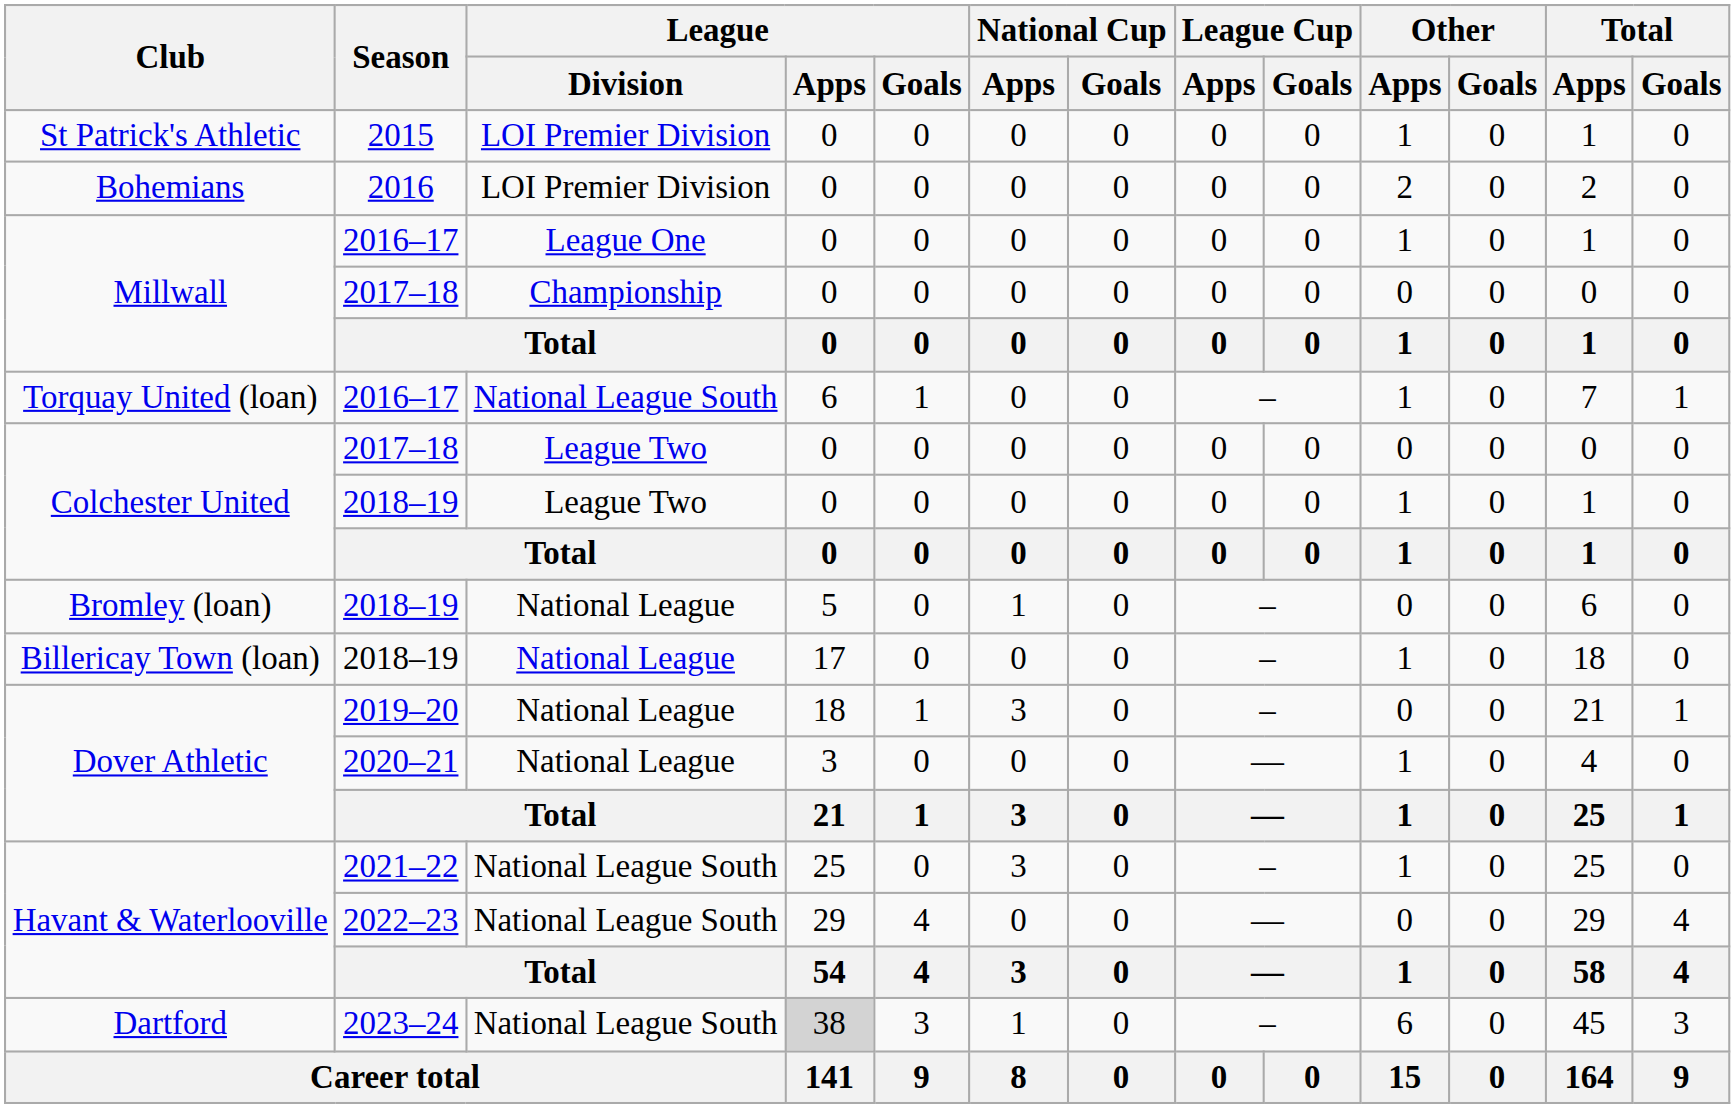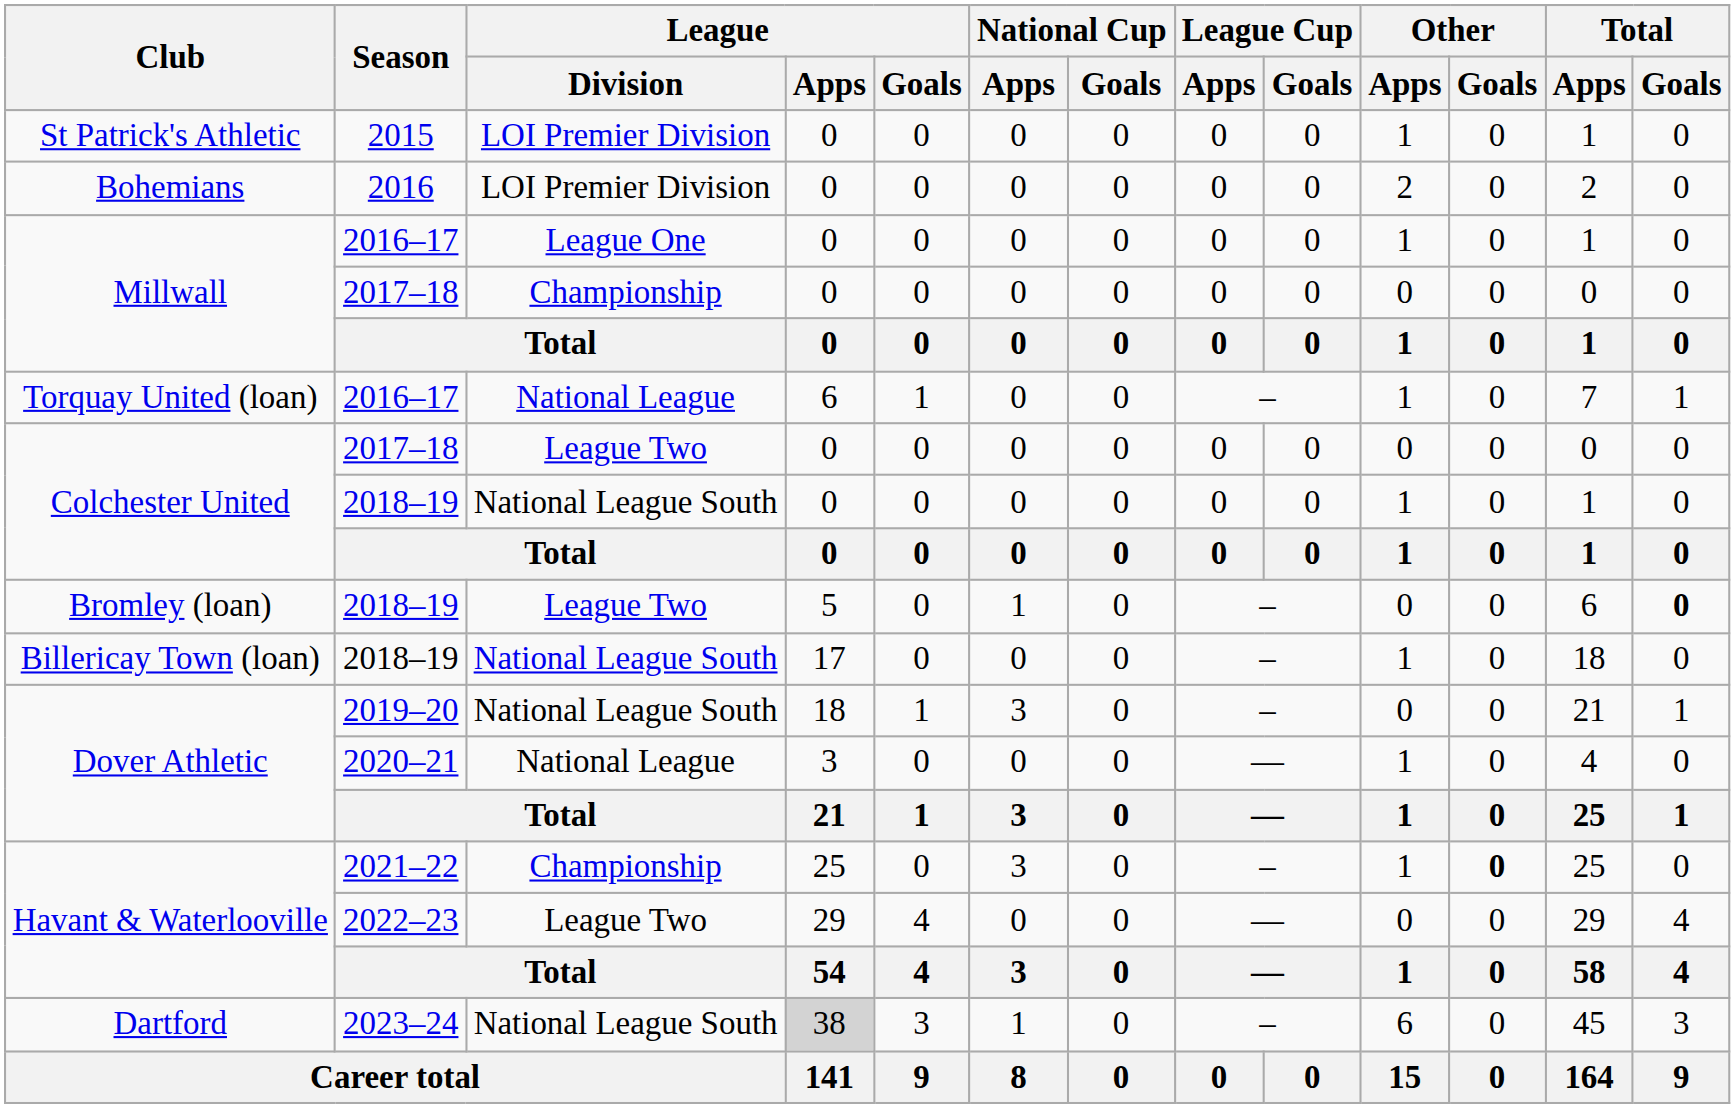(626, 396) National League South -> (626, 396) National League
(626, 501) League Two -> (626, 501) National League South
(626, 605) National League -> (626, 605) League Two
(1681, 605) normal -> (1681, 605) bold
(626, 657) National League -> (626, 657) National League South
(626, 710) National League -> (626, 710) National League South
(626, 866) National League South -> (626, 866) Championship
(1497, 866) normal -> (1497, 866) bold
(626, 919) National League South -> (626, 919) League Two
